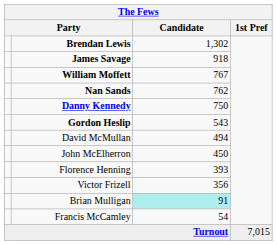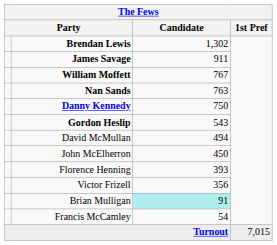(221, 59) 918 -> (221, 59) 911
(221, 91) 762 -> (221, 91) 763
